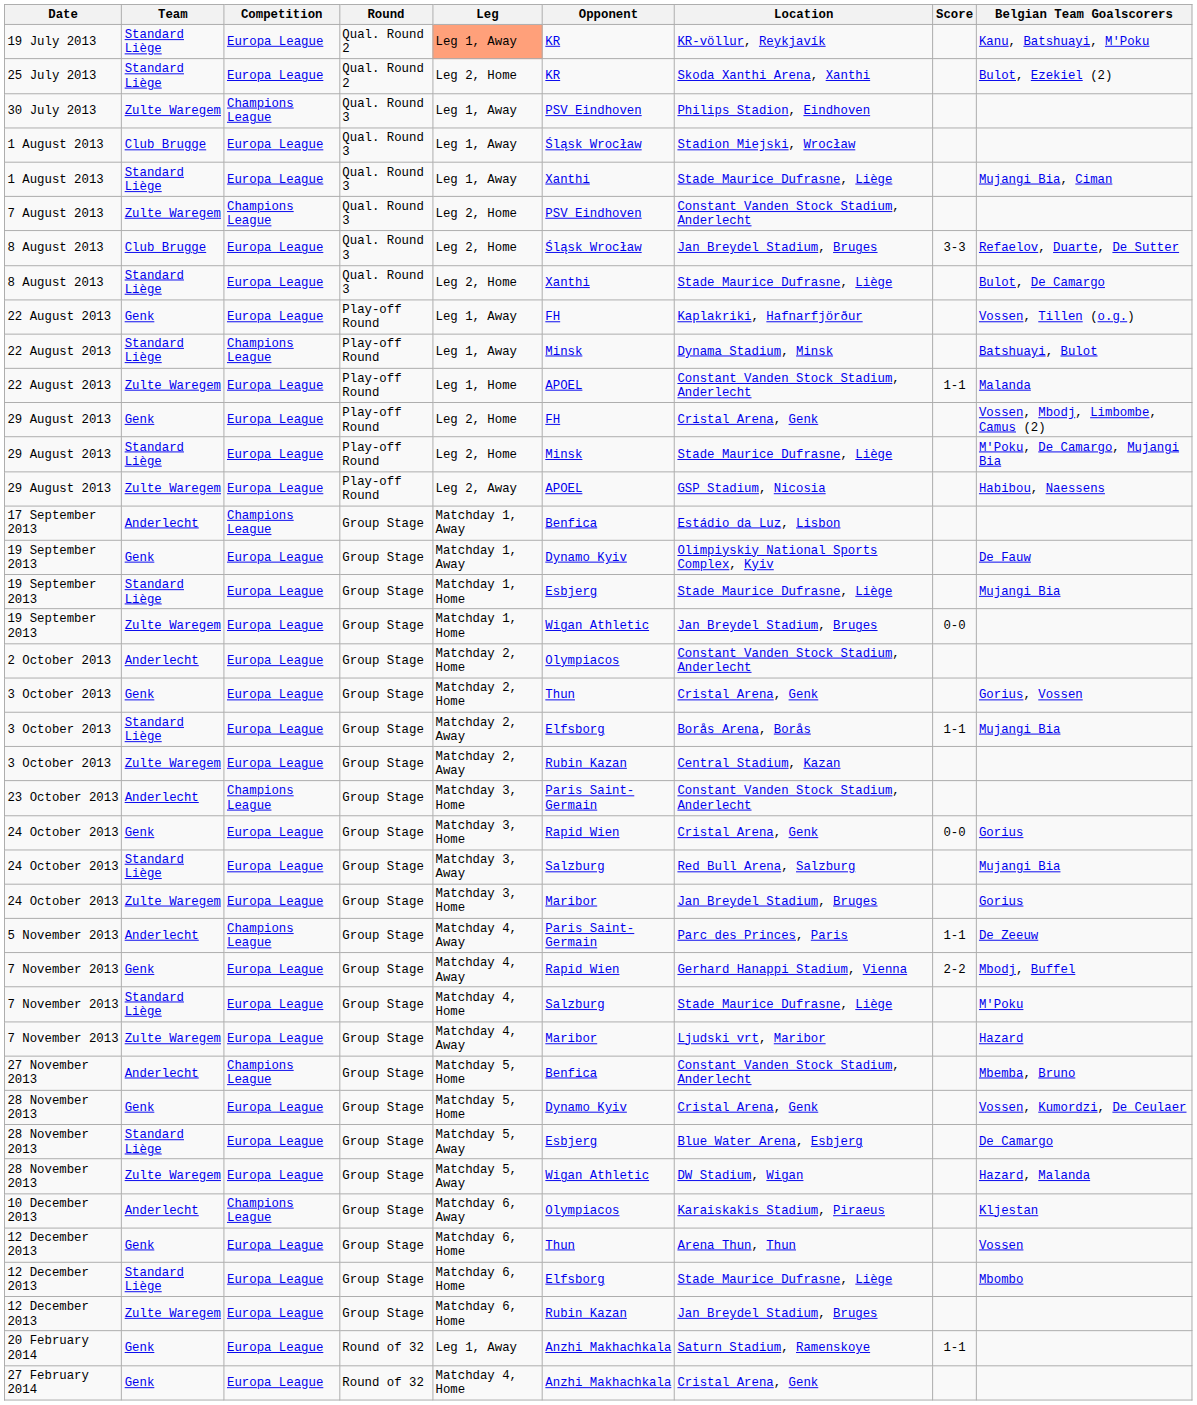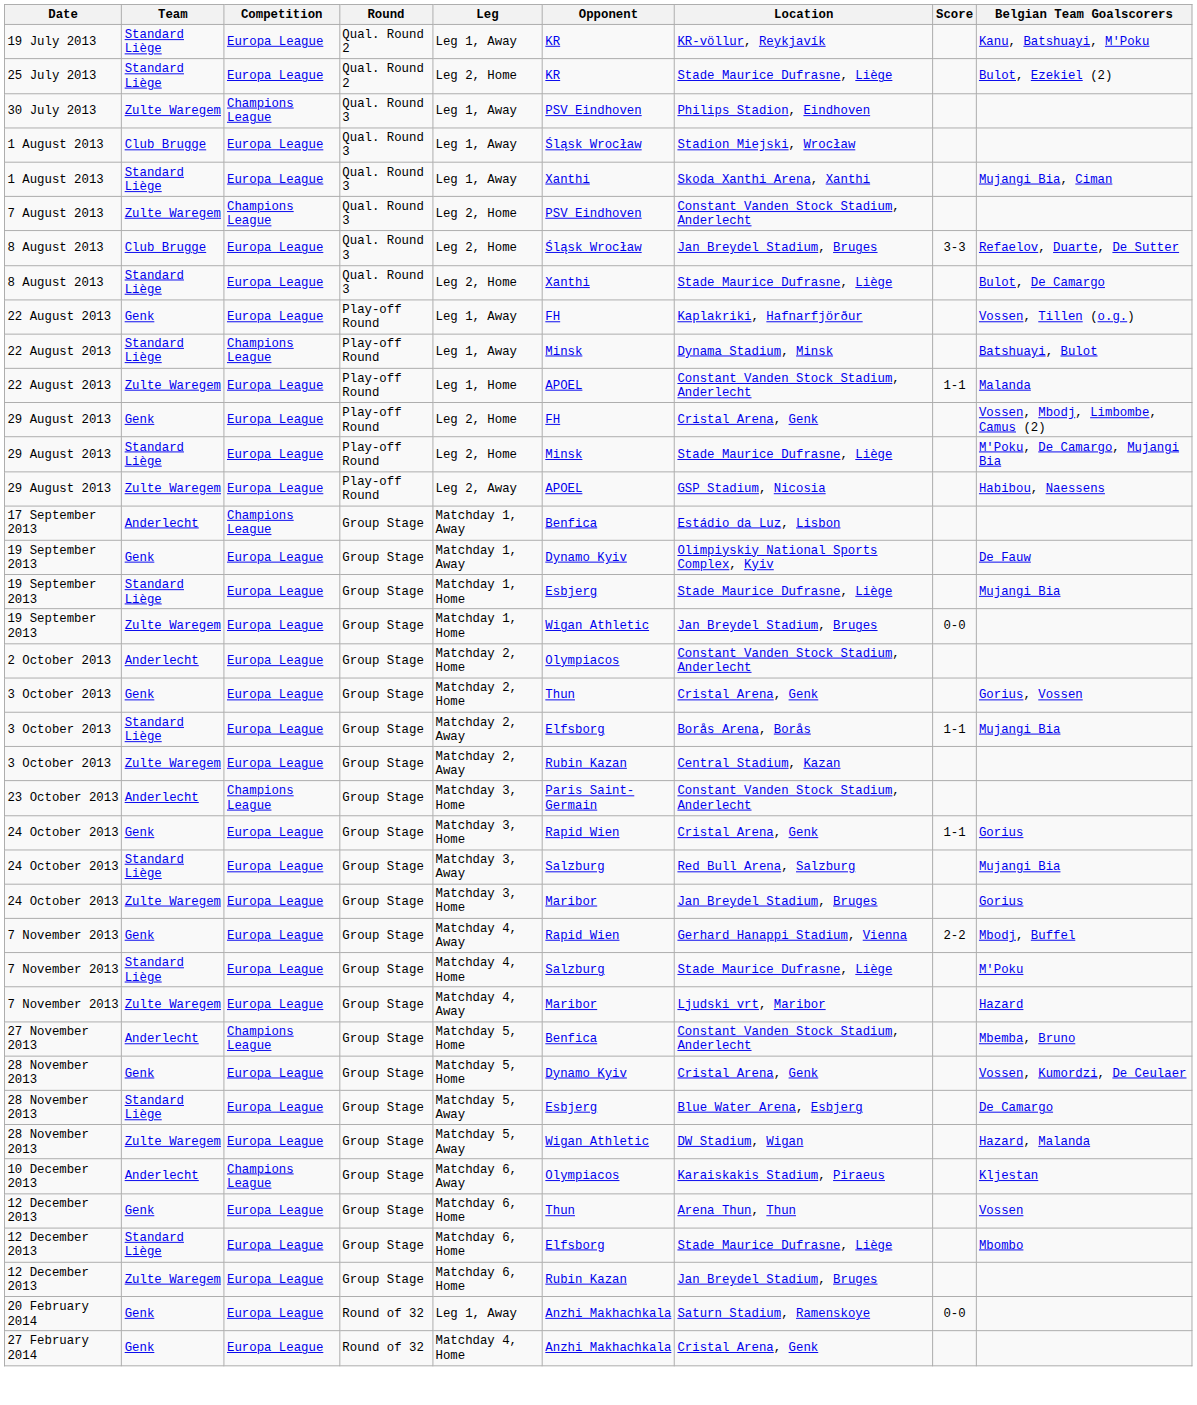(476, 42) lightsalmon background -> (476, 42) no background
(774, 76) Skoda Xanthi Arena, Xanthi -> (785, 76) Stade Maurice Dufrasne, Liège
(785, 179) Stade Maurice Dufrasne, Liège -> (774, 179) Skoda Xanthi Arena, Xanthi
(955, 832) 0-0 -> (955, 832) 1-1
- row: (63, 936)
(955, 1348) 1-1 -> (955, 1314) 0-0
